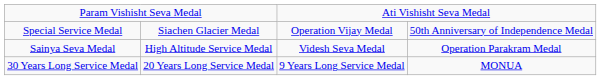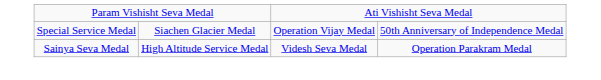- row: (73, 65)
